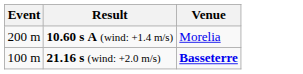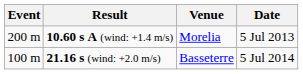+ column: (267, 15)
(209, 58) bold -> (207, 58) normal
